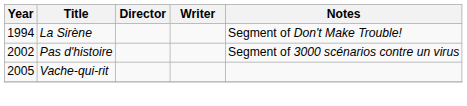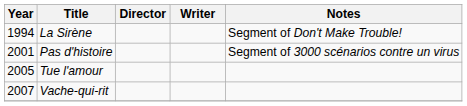(21, 52) 2002 -> (21, 52) 2001
+ row: (71, 71)
(21, 71) 2005 -> (21, 91) 2007
